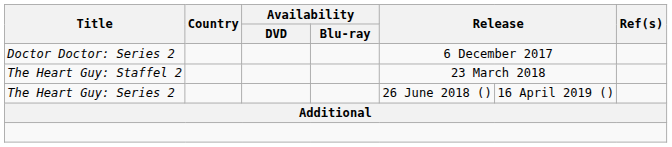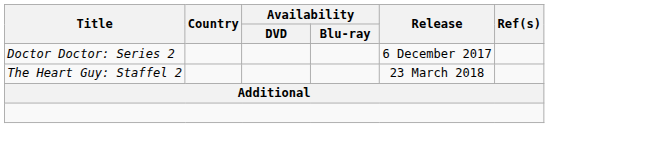- row: (91, 93)
